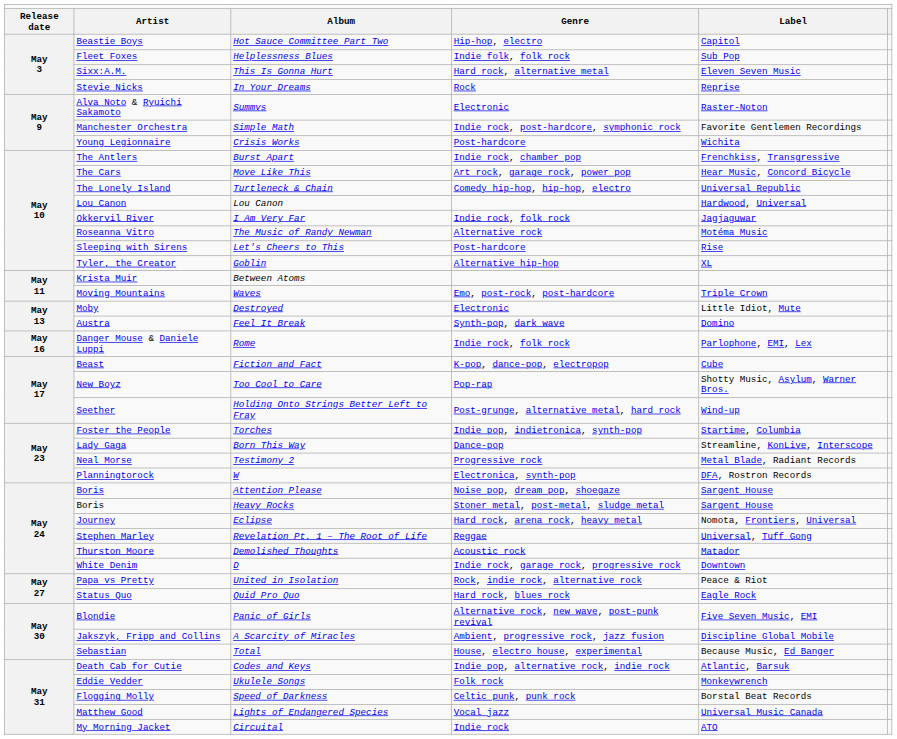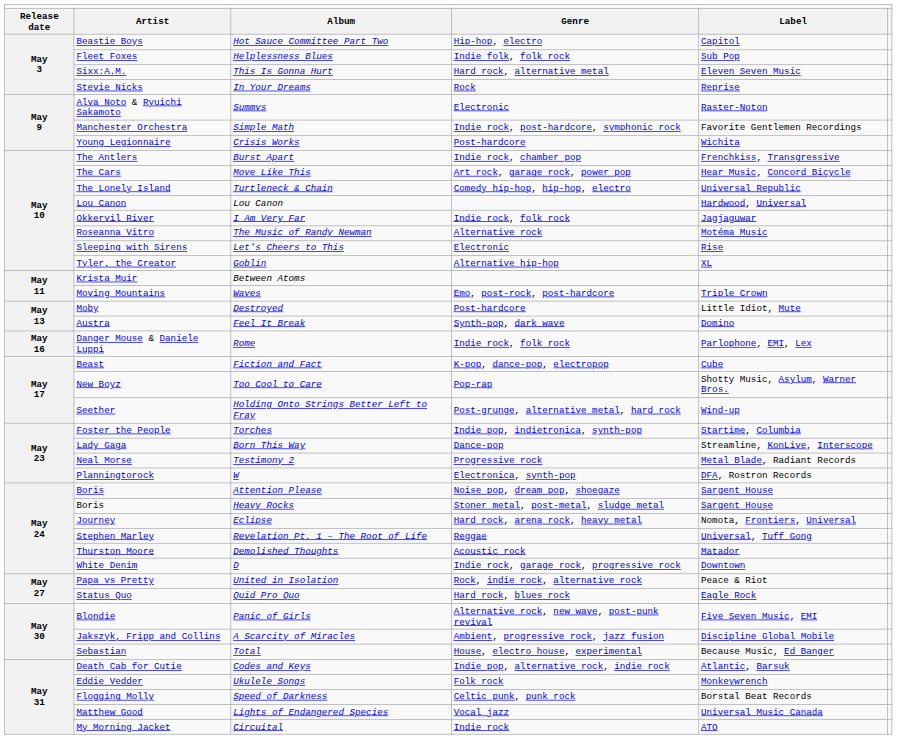(490, 248) Post-hardcore -> (481, 248) Electronic
(481, 308) Electronic -> (490, 308) Post-hardcore
